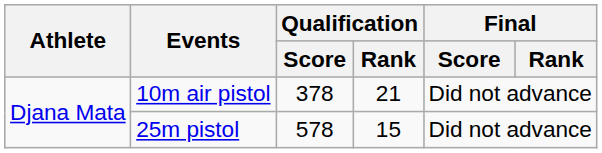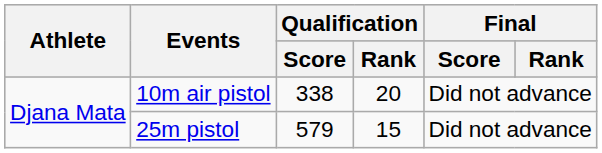(315, 94) 378 -> (315, 94) 338
(388, 94) 21 -> (388, 94) 20
(315, 130) 578 -> (315, 130) 579
